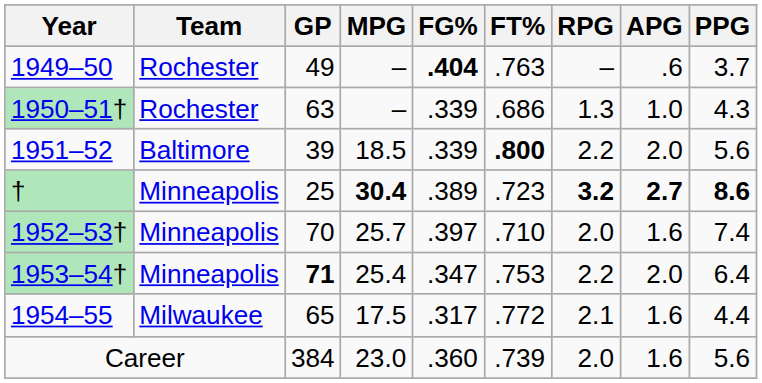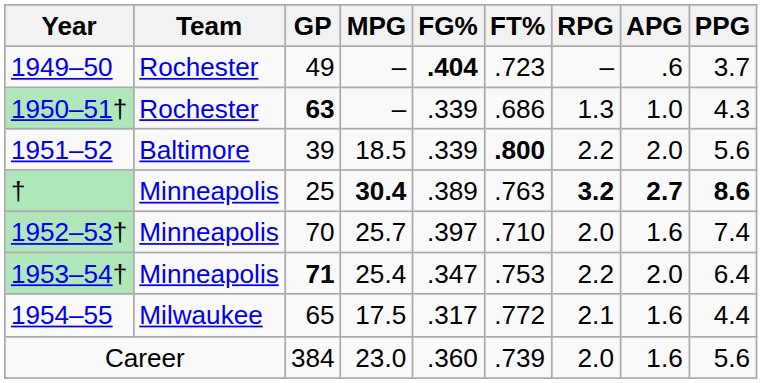(520, 67) .763 -> (520, 67) .723
(320, 109) normal -> (320, 109) bold
(520, 191) .723 -> (520, 191) .763
